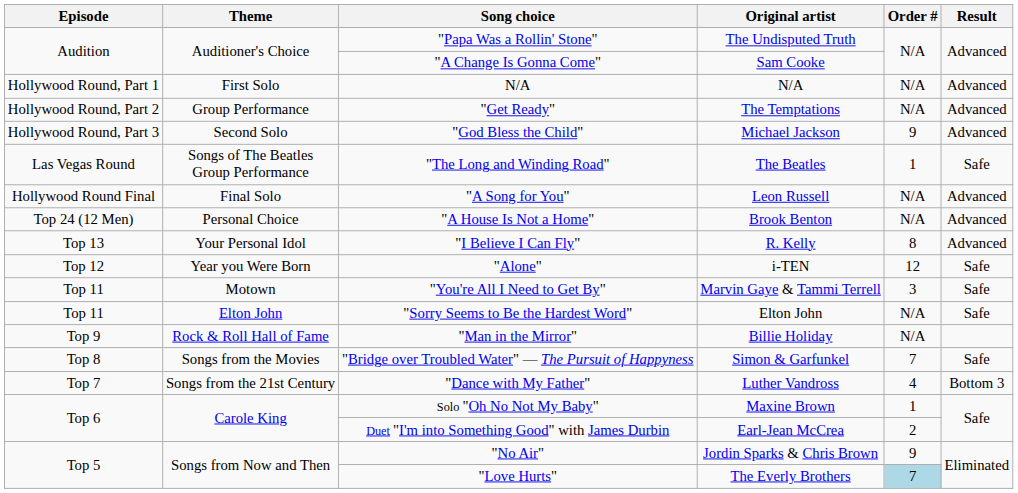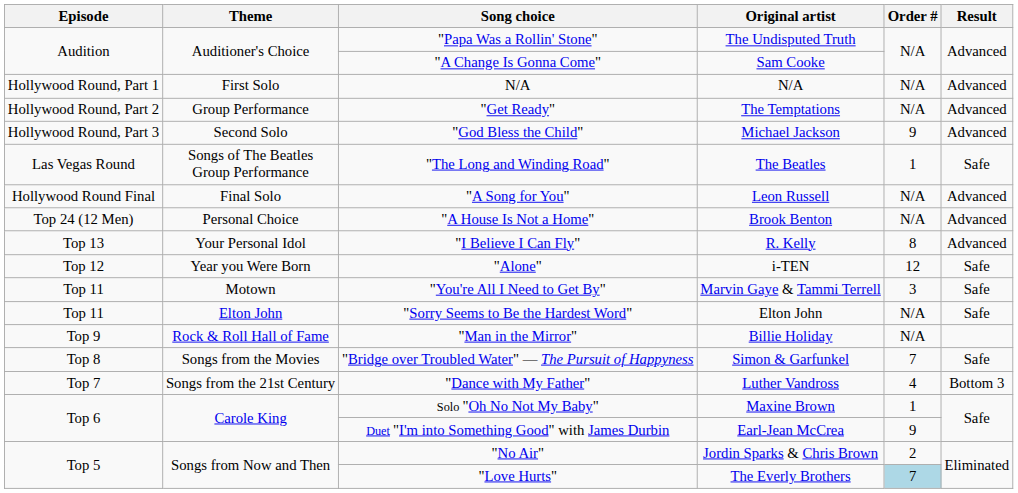(913, 429) 2 -> (913, 429) 9
(913, 452) 9 -> (913, 452) 2
